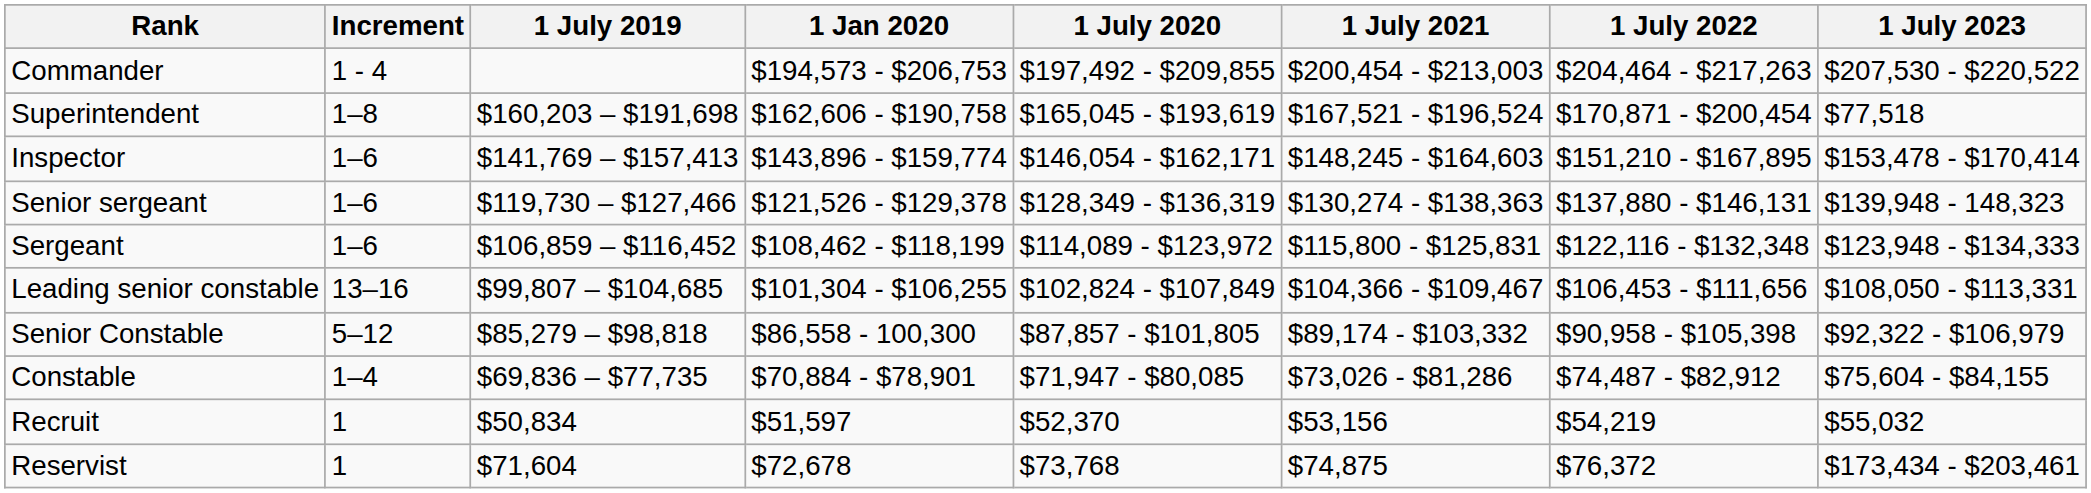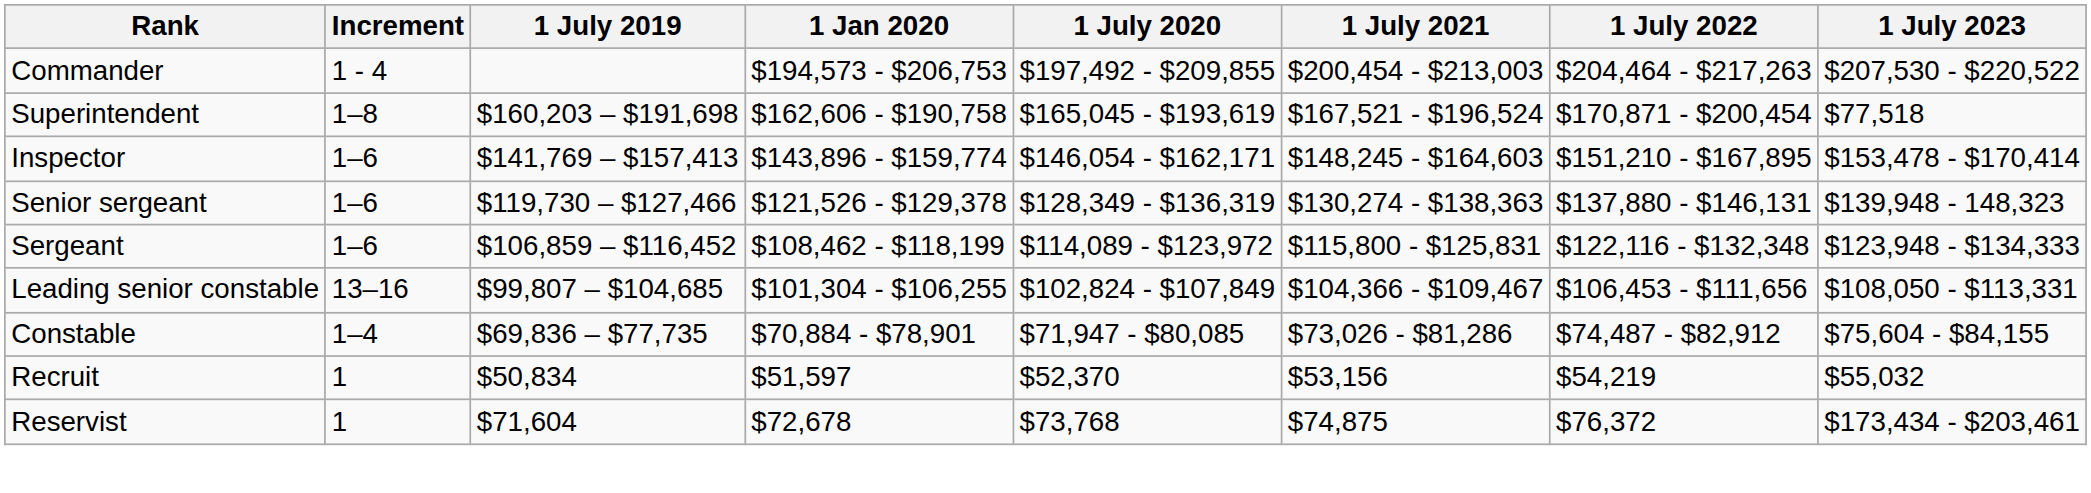- row: (117, 333)
